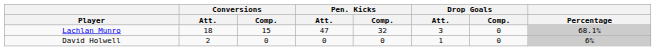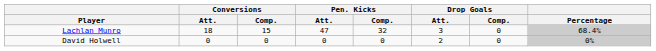(589, 30) 68.1% -> (589, 30) 68.4%
(208, 40) 2 -> (208, 40) 0
(441, 40) 1 -> (441, 40) 2
(589, 40) 6% -> (589, 40) 0%
